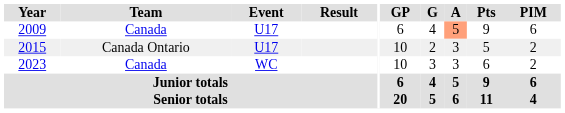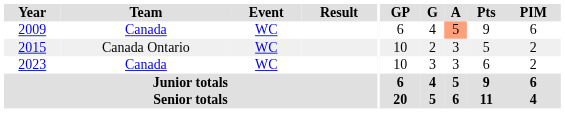(266, 30) U17 -> (266, 30) WC
(266, 47) U17 -> (266, 47) WC
